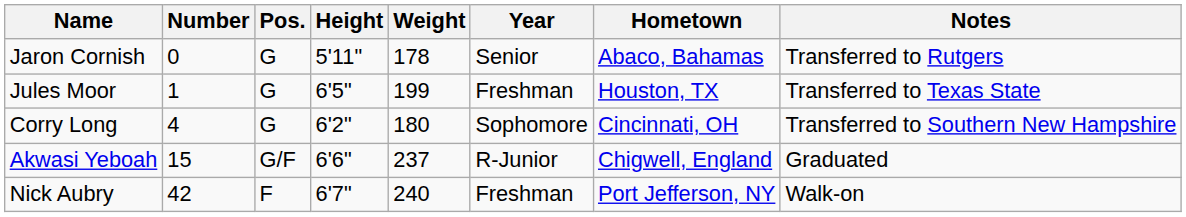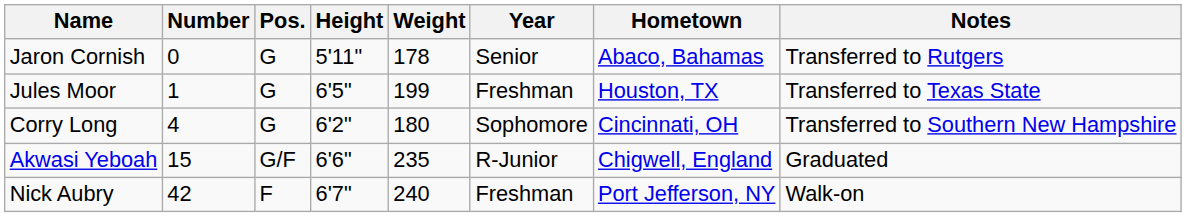(411, 159) 237 -> (411, 159) 235
